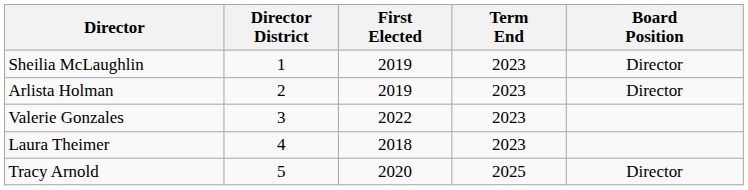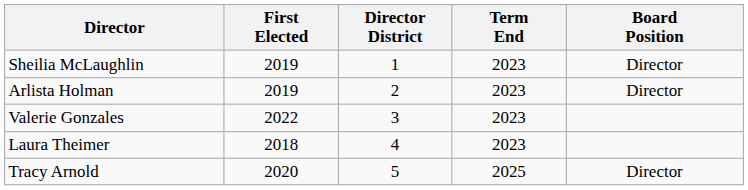columns swapped: (281, 27) <-> (395, 27)
